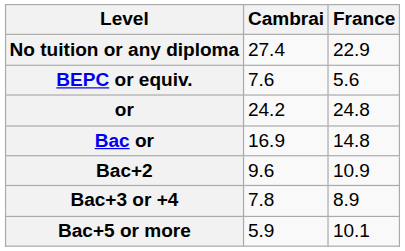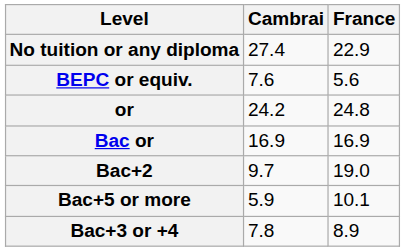(351, 140) 14.8 -> (351, 140) 16.9
(261, 170) 9.6 -> (261, 170) 9.7
(351, 170) 10.9 -> (351, 170) 19.0
rows swapped: (124, 200) <-> (124, 230)
